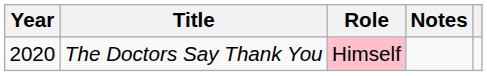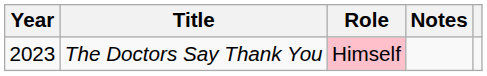(32, 53) 2020 -> (32, 53) 2023
